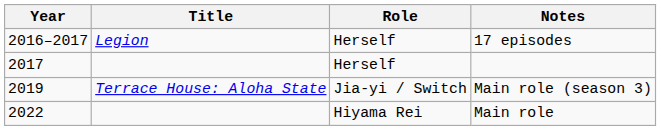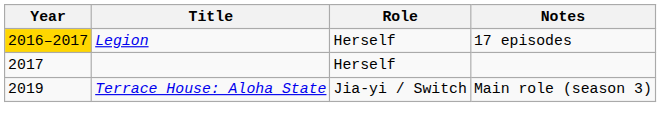(48, 41) no background -> (48, 41) gold background
- row: (514, 113)
